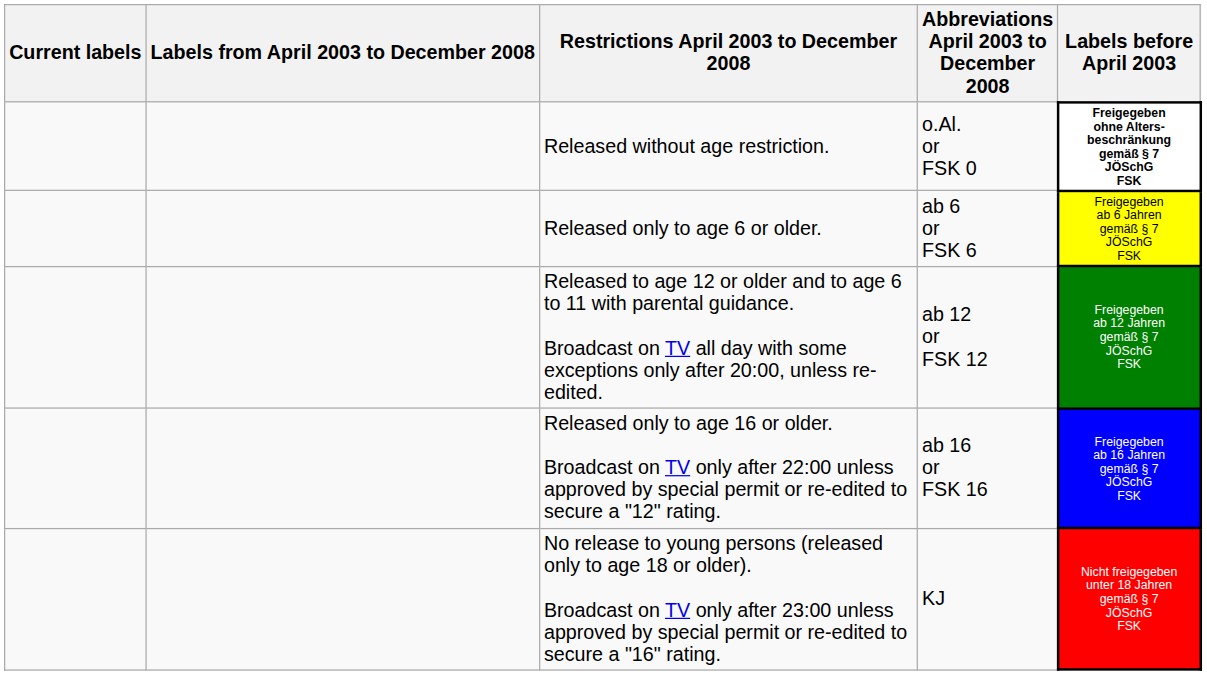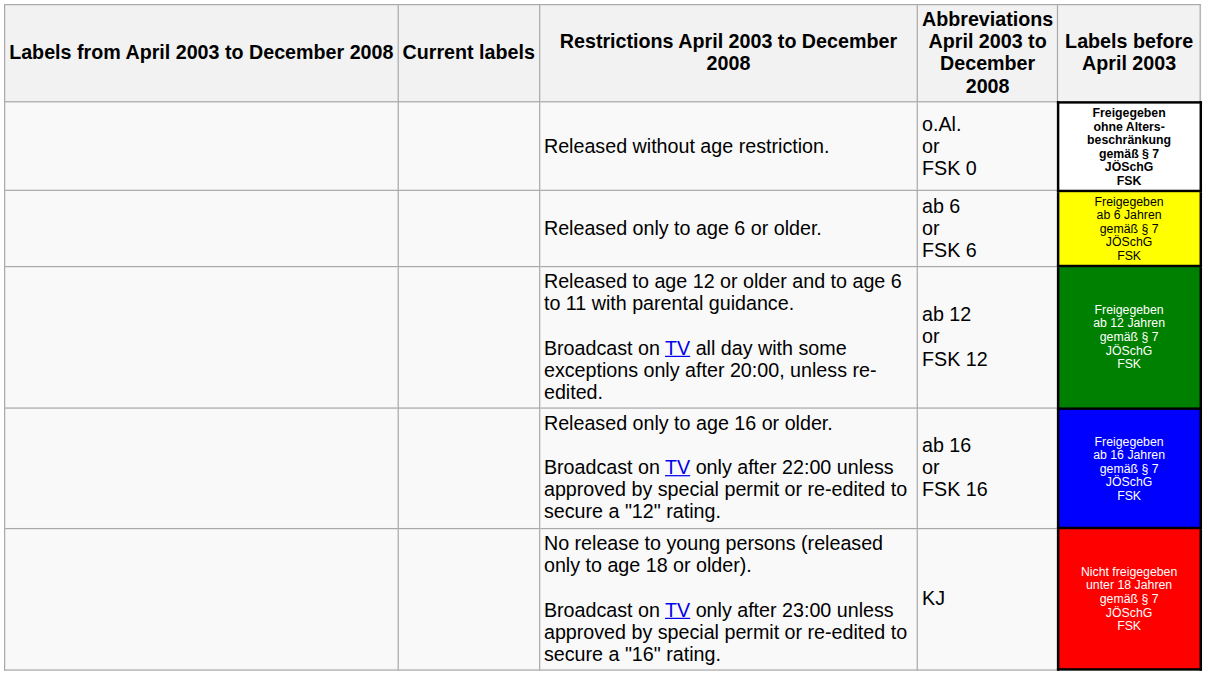columns swapped: (75, 53) <-> (343, 53)
